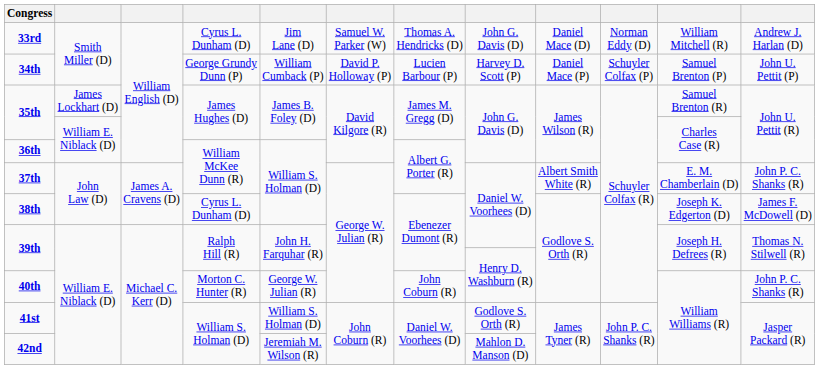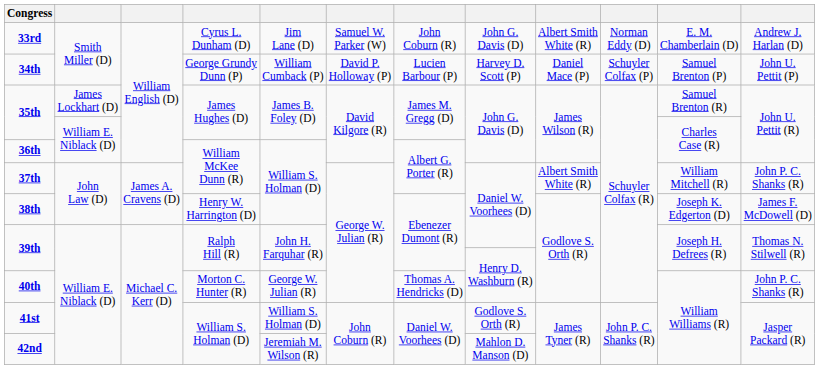(430, 38) Thomas A. Hendricks (D) -> (430, 38) John Coburn (R)
(568, 38) Daniel Mace (D) -> (568, 38) Albert Smith White (R)
(699, 38) William Mitchell (R) -> (699, 38) E. M. Chamberlain (D)
(699, 178) E. M. Chamberlain (D) -> (699, 178) William Mitchell (R)
(221, 209) Cyrus L. Dunham (D) -> (221, 209) Henry W. Harrington (D)
(430, 286) John Coburn (R) -> (430, 286) Thomas A. Hendricks (D)
